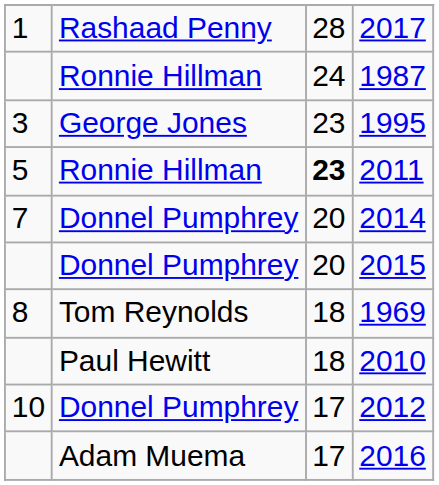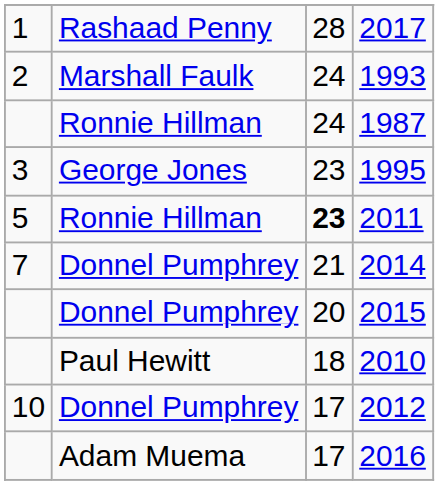+ row: (393, 75)
(329, 218) 20 -> (329, 265) 21
- row: (393, 312)
